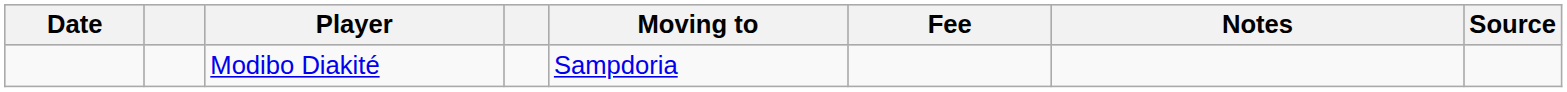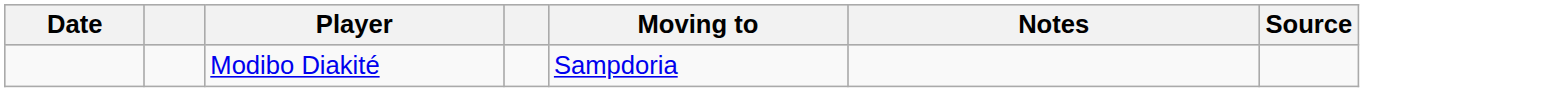- column: (950, 24)
